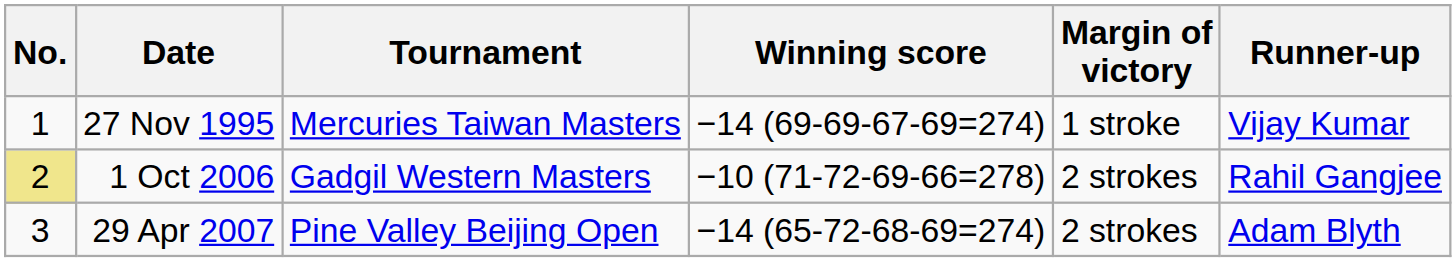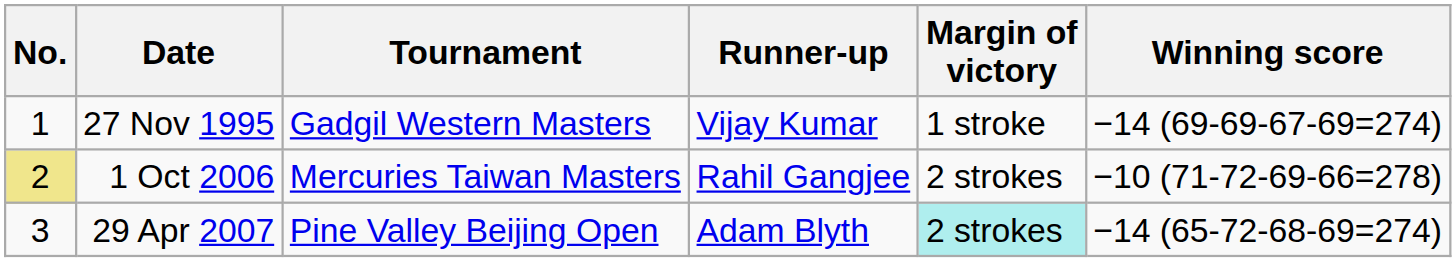columns swapped: (871, 51) <-> (1335, 51)
(485, 123) Mercuries Taiwan Masters -> (470, 123) Gadgil Western Masters
(470, 177) Gadgil Western Masters -> (485, 177) Mercuries Taiwan Masters
(1129, 230) no background -> (994, 230) paleturquoise background
